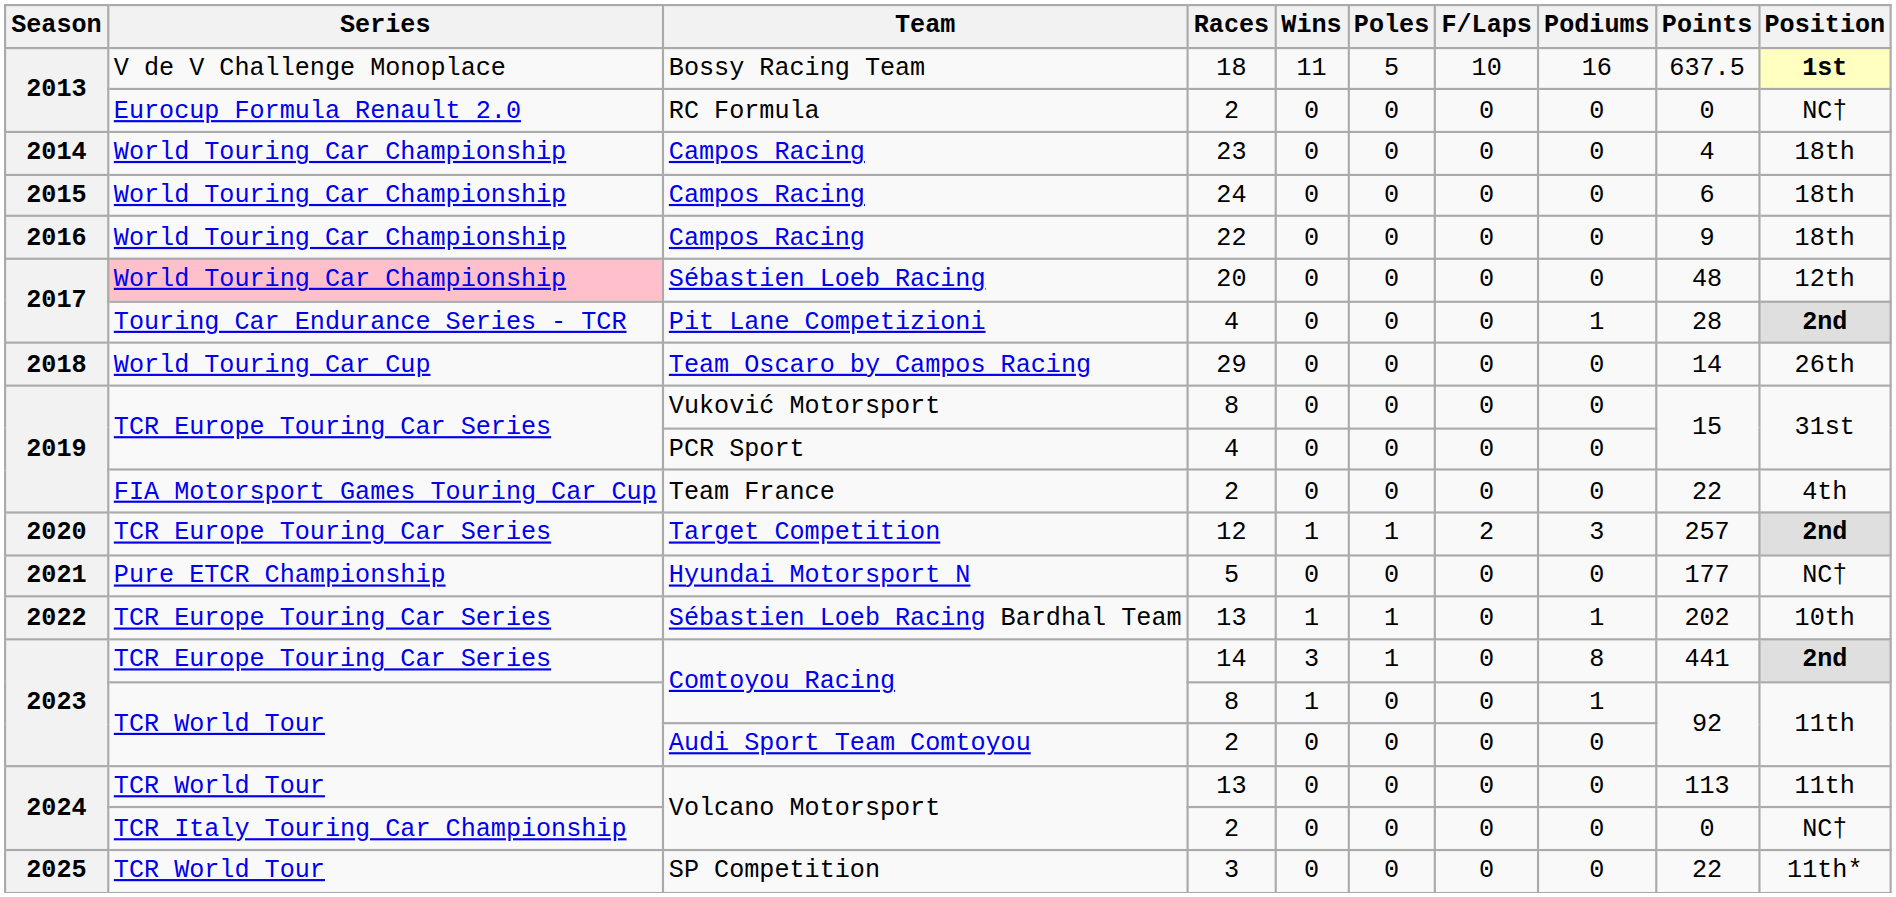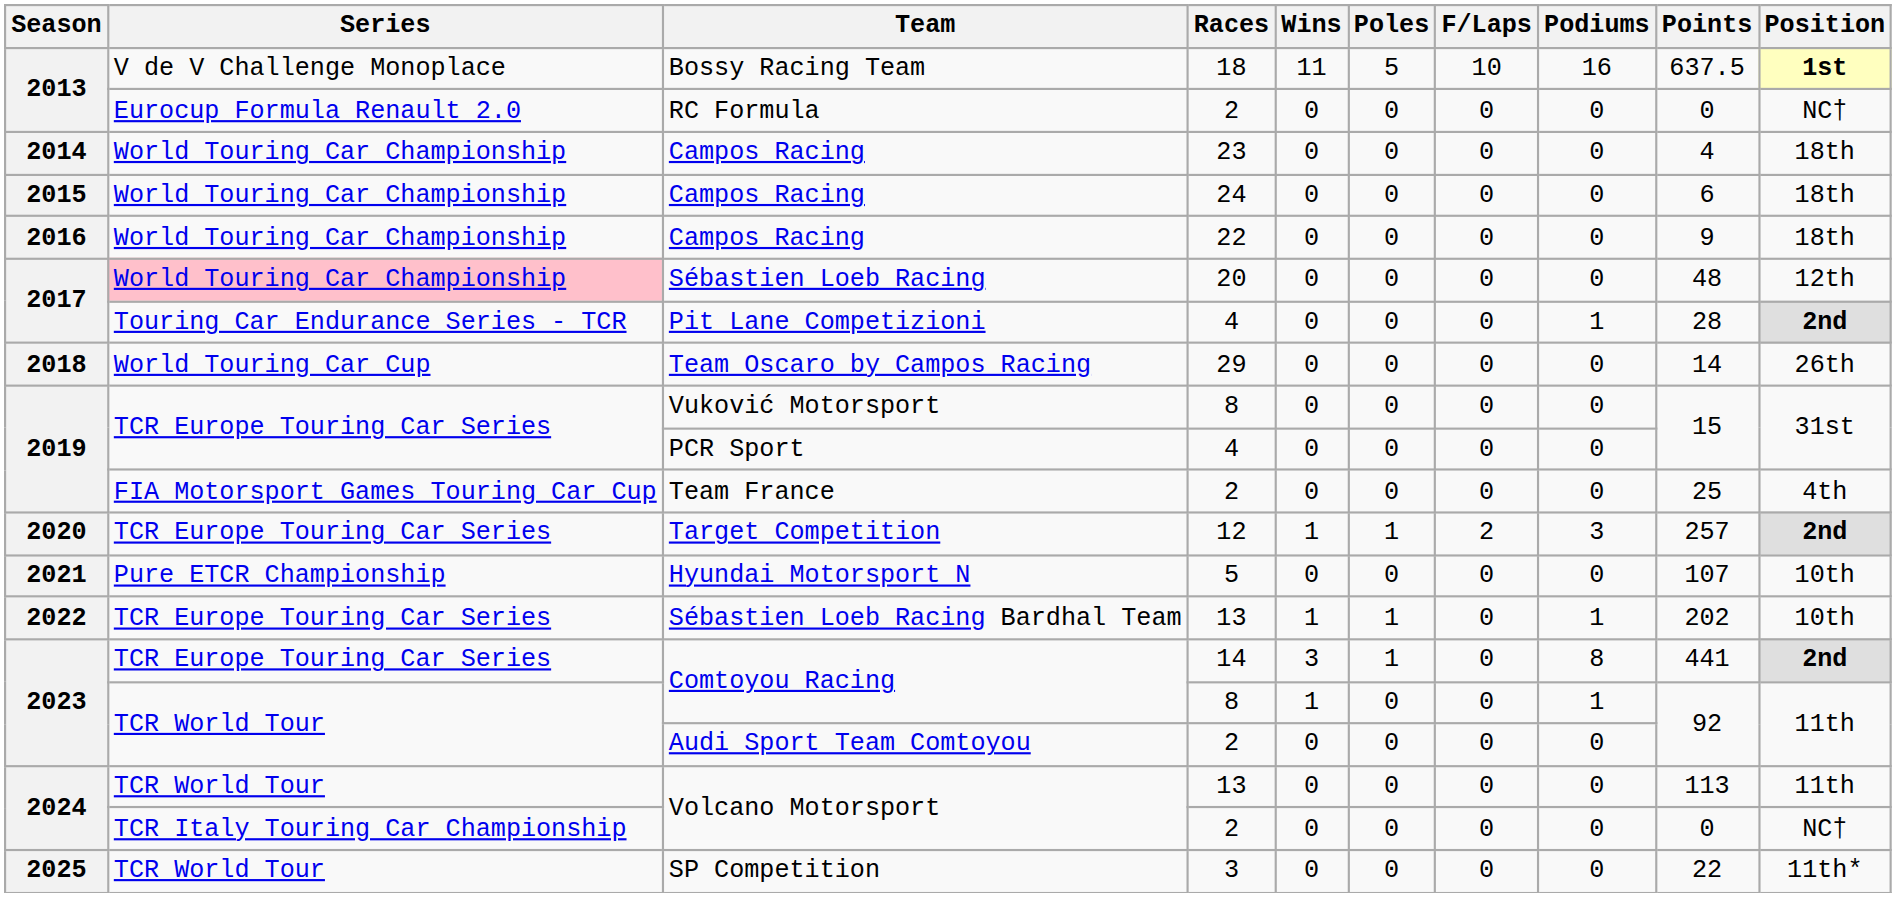(1707, 491) 22 -> (1707, 491) 25
(1707, 575) 177 -> (1707, 575) 107
(1825, 575) NC† -> (1825, 575) 10th
